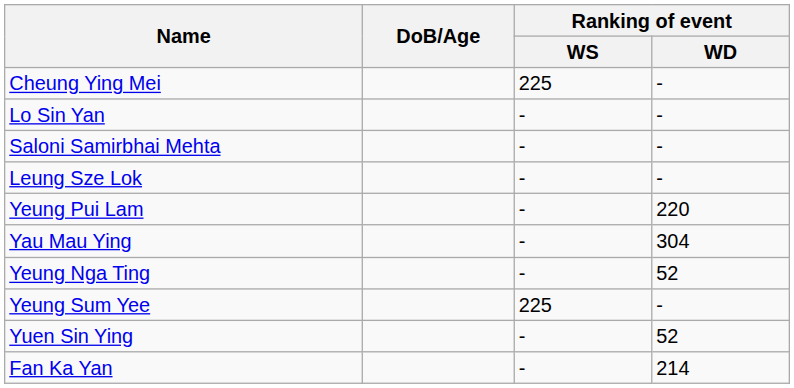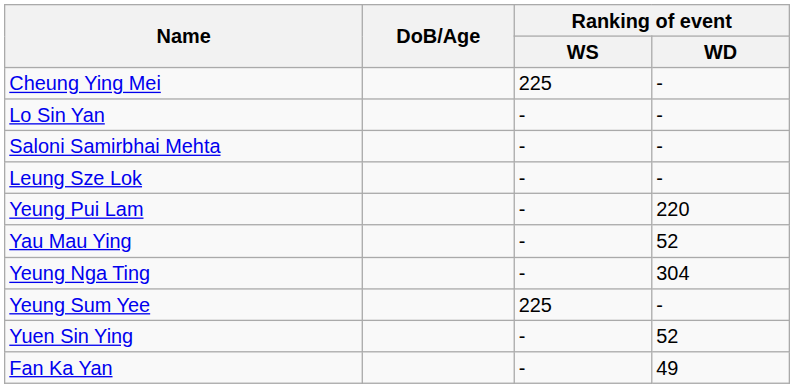(673, 241) 304 -> (667, 241) 52
(667, 273) 52 -> (673, 273) 304
(673, 367) 214 -> (667, 367) 49
